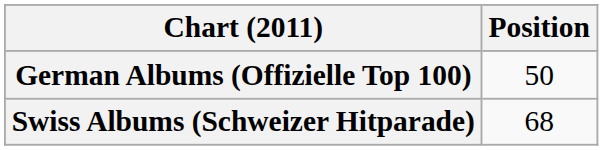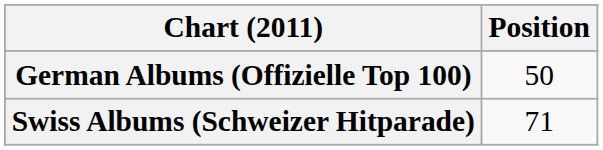(539, 121) 68 -> (539, 121) 71
